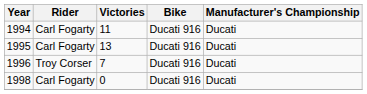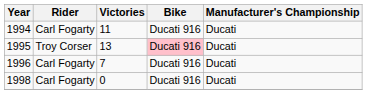(65, 47) Carl Fogarty -> (64, 47) Troy Corser
(175, 47) no background -> (175, 47) pink background
(64, 64) Troy Corser -> (65, 64) Carl Fogarty
